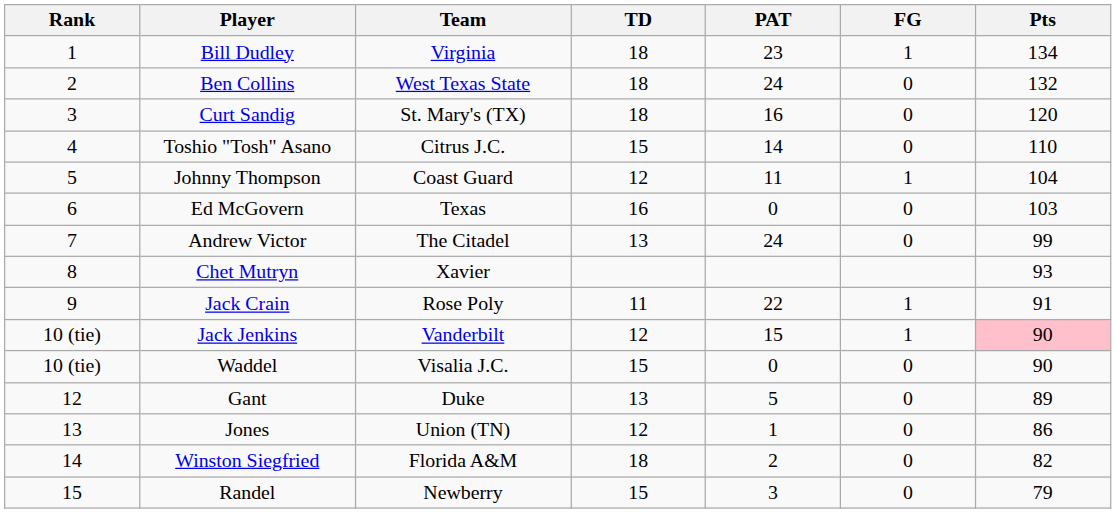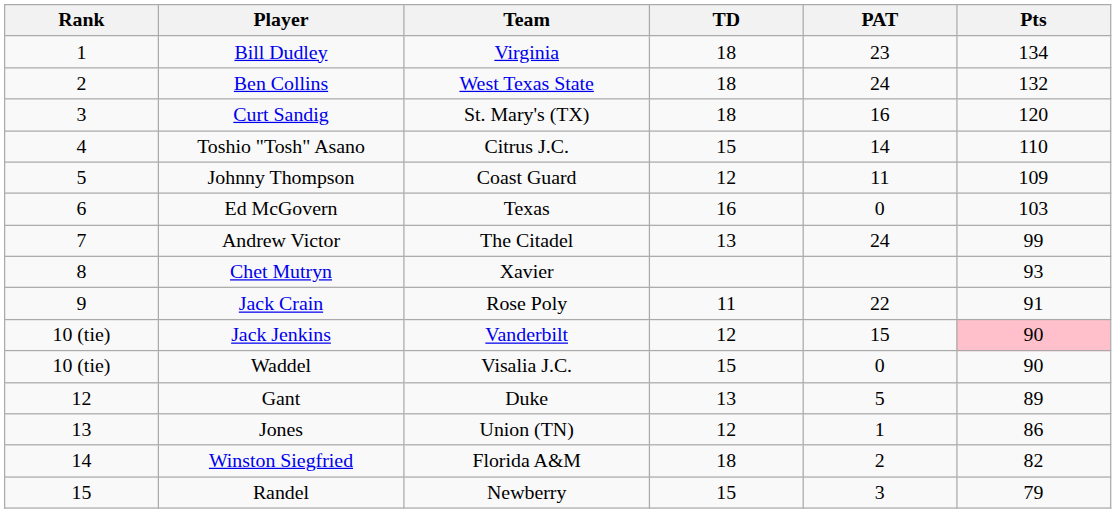- column: (908, 20)
(1043, 177) 104 -> (1033, 177) 109
